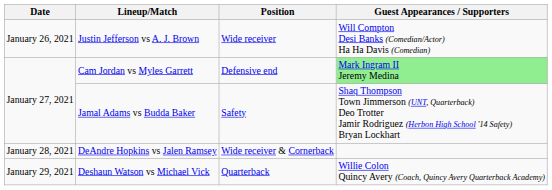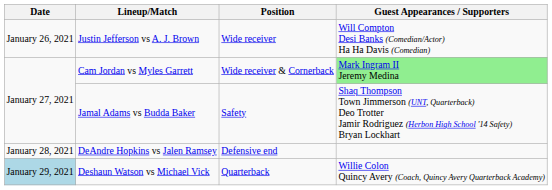(249, 70) Defensive end -> (278, 70) Wide receiver & Cornerback
(278, 151) Wide receiver & Cornerback -> (249, 151) Defensive end
(40, 171) no background -> (40, 171) lightblue background
